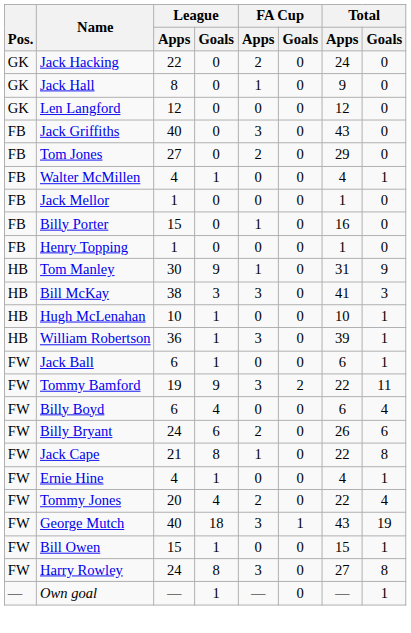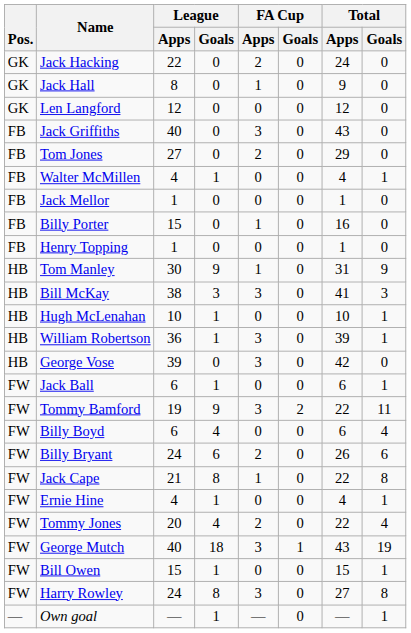+ row: (77, 362)
